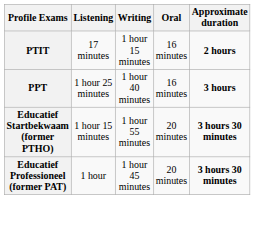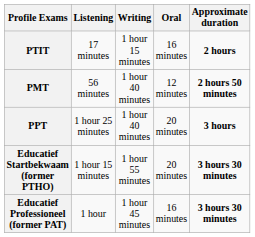+ row: (38, 88)
(171, 88) 16 minutes -> (171, 126) 20 minutes
(171, 175) 20 minutes -> (171, 213) 16 minutes
